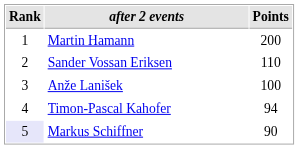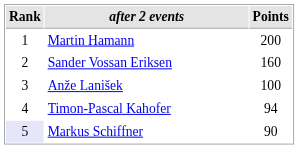(271, 63) 110 -> (271, 63) 160
